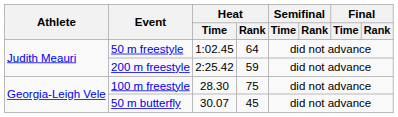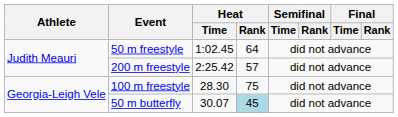(252, 67) 59 -> (252, 67) 57
(252, 104) no background -> (252, 104) lightblue background
